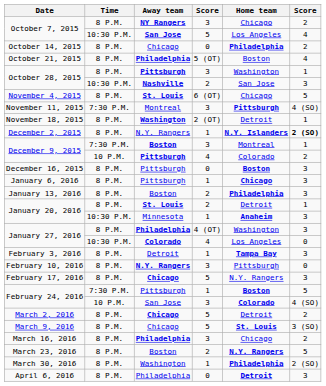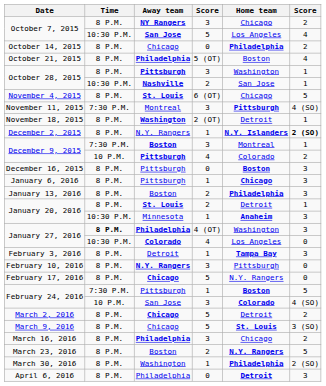(305, 84) 3 -> (305, 84) 1
(109, 230) normal -> (109, 230) bold
(305, 278) 3 -> (305, 278) 0
